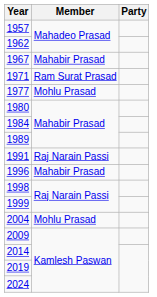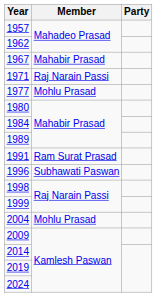(75, 76) Ram Surat Prasad -> (71, 76) Raj Narain Passi
(71, 156) Raj Narain Passi -> (75, 156) Ram Surat Prasad
(69, 172) Mahabir Prasad -> (77, 172) Subhawati Paswan
